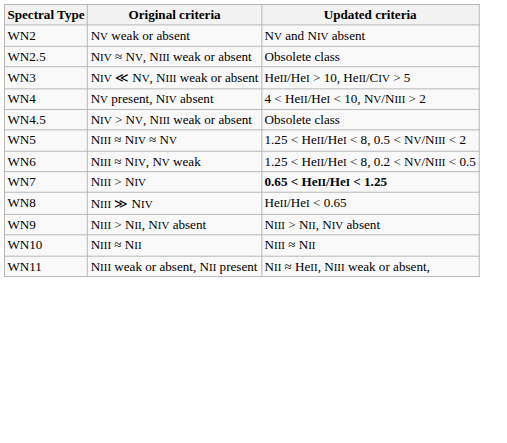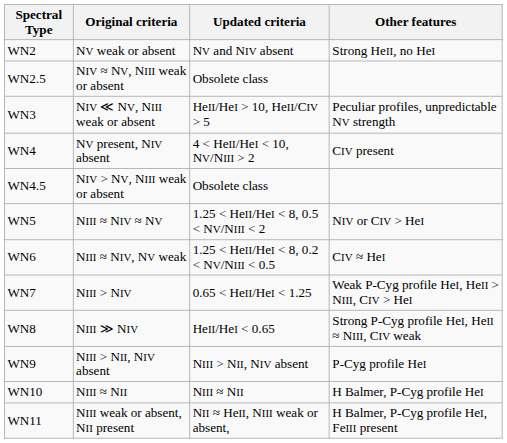+ column: (416, 22)
(326, 182) bold -> (252, 292) normal
